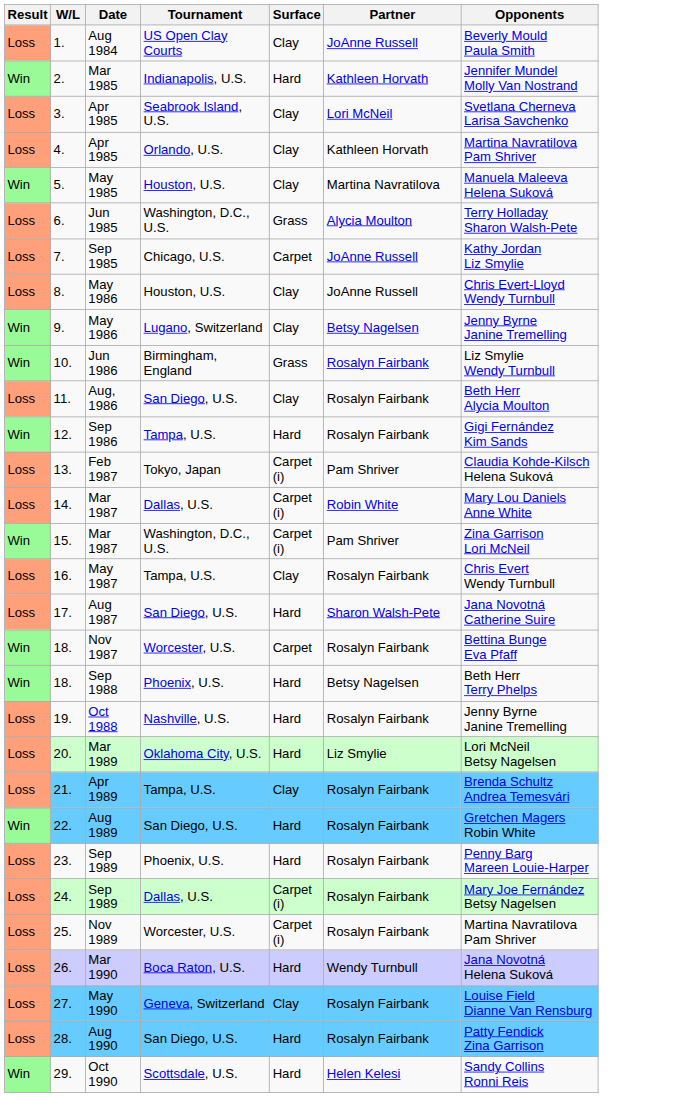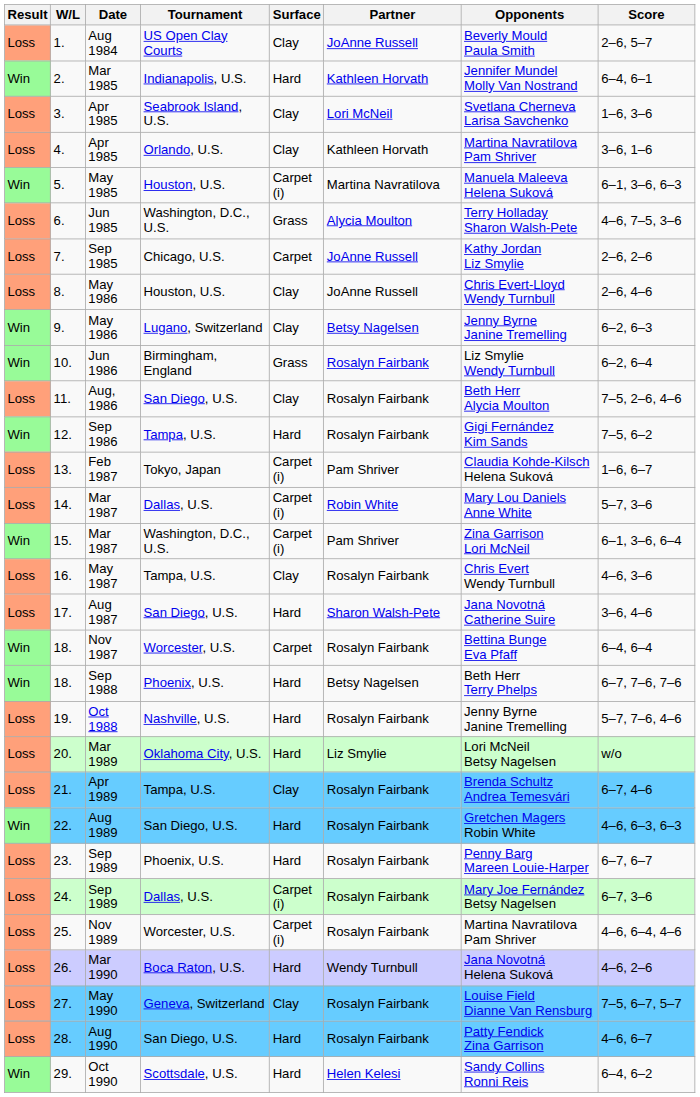+ column: (646, 14)
(286, 185) Clay -> (292, 185) Carpet (i)
